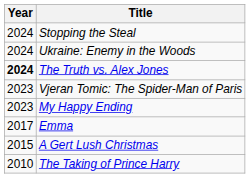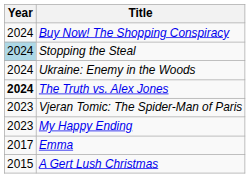+ row: (134, 32)
(20, 32) no background -> (20, 51) lightblue background
- row: (109, 164)
